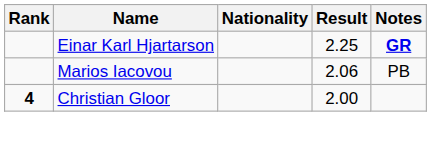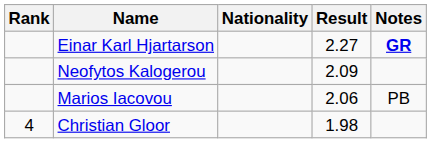(342, 45) 2.25 -> (342, 45) 2.27
+ row: (132, 72)
(29, 98) bold -> (29, 125) normal
(342, 98) 2.00 -> (342, 125) 1.98
